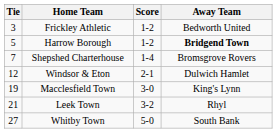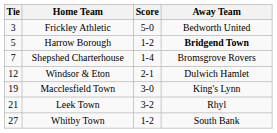(147, 27) 1-2 -> (147, 27) 5-0
(147, 120) 5-0 -> (147, 120) 1-2
